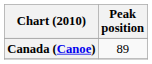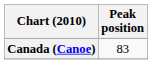(123, 48) 89 -> (123, 48) 83
